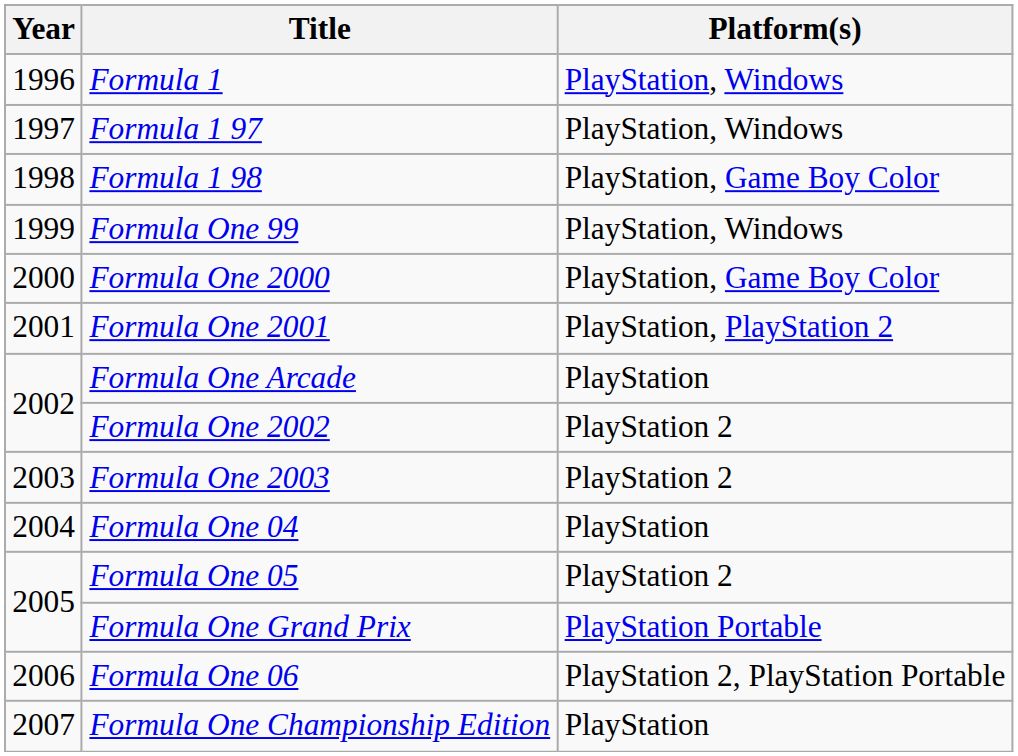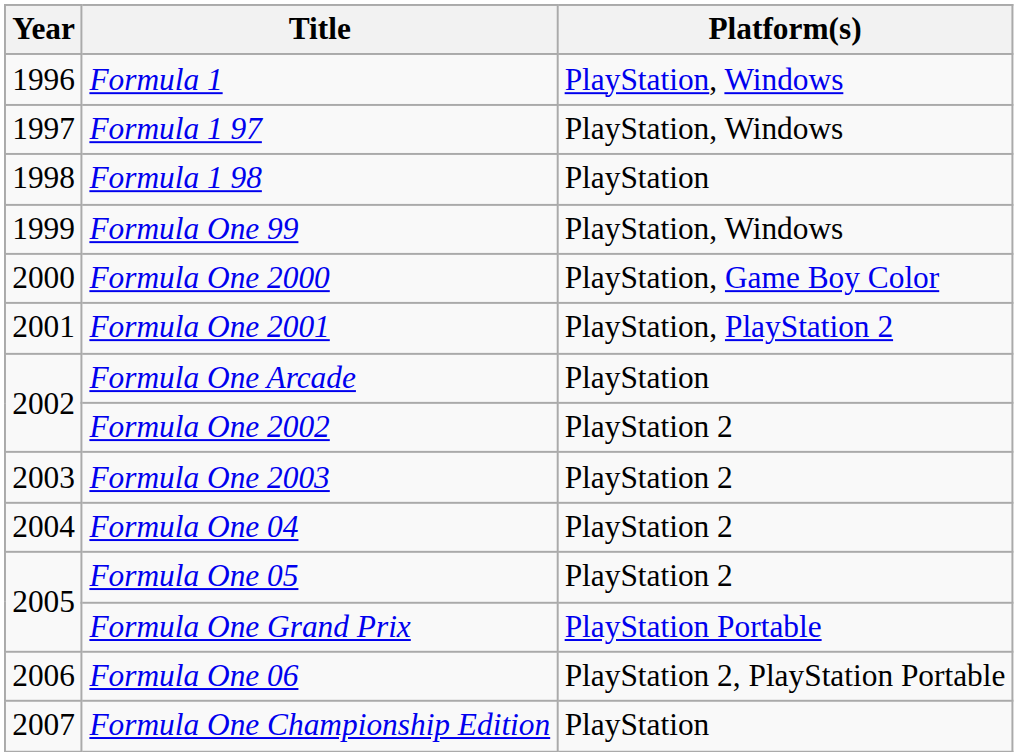(752, 178) PlayStation, Game Boy Color -> (637, 178) PlayStation
(637, 526) PlayStation -> (649, 526) PlayStation 2
